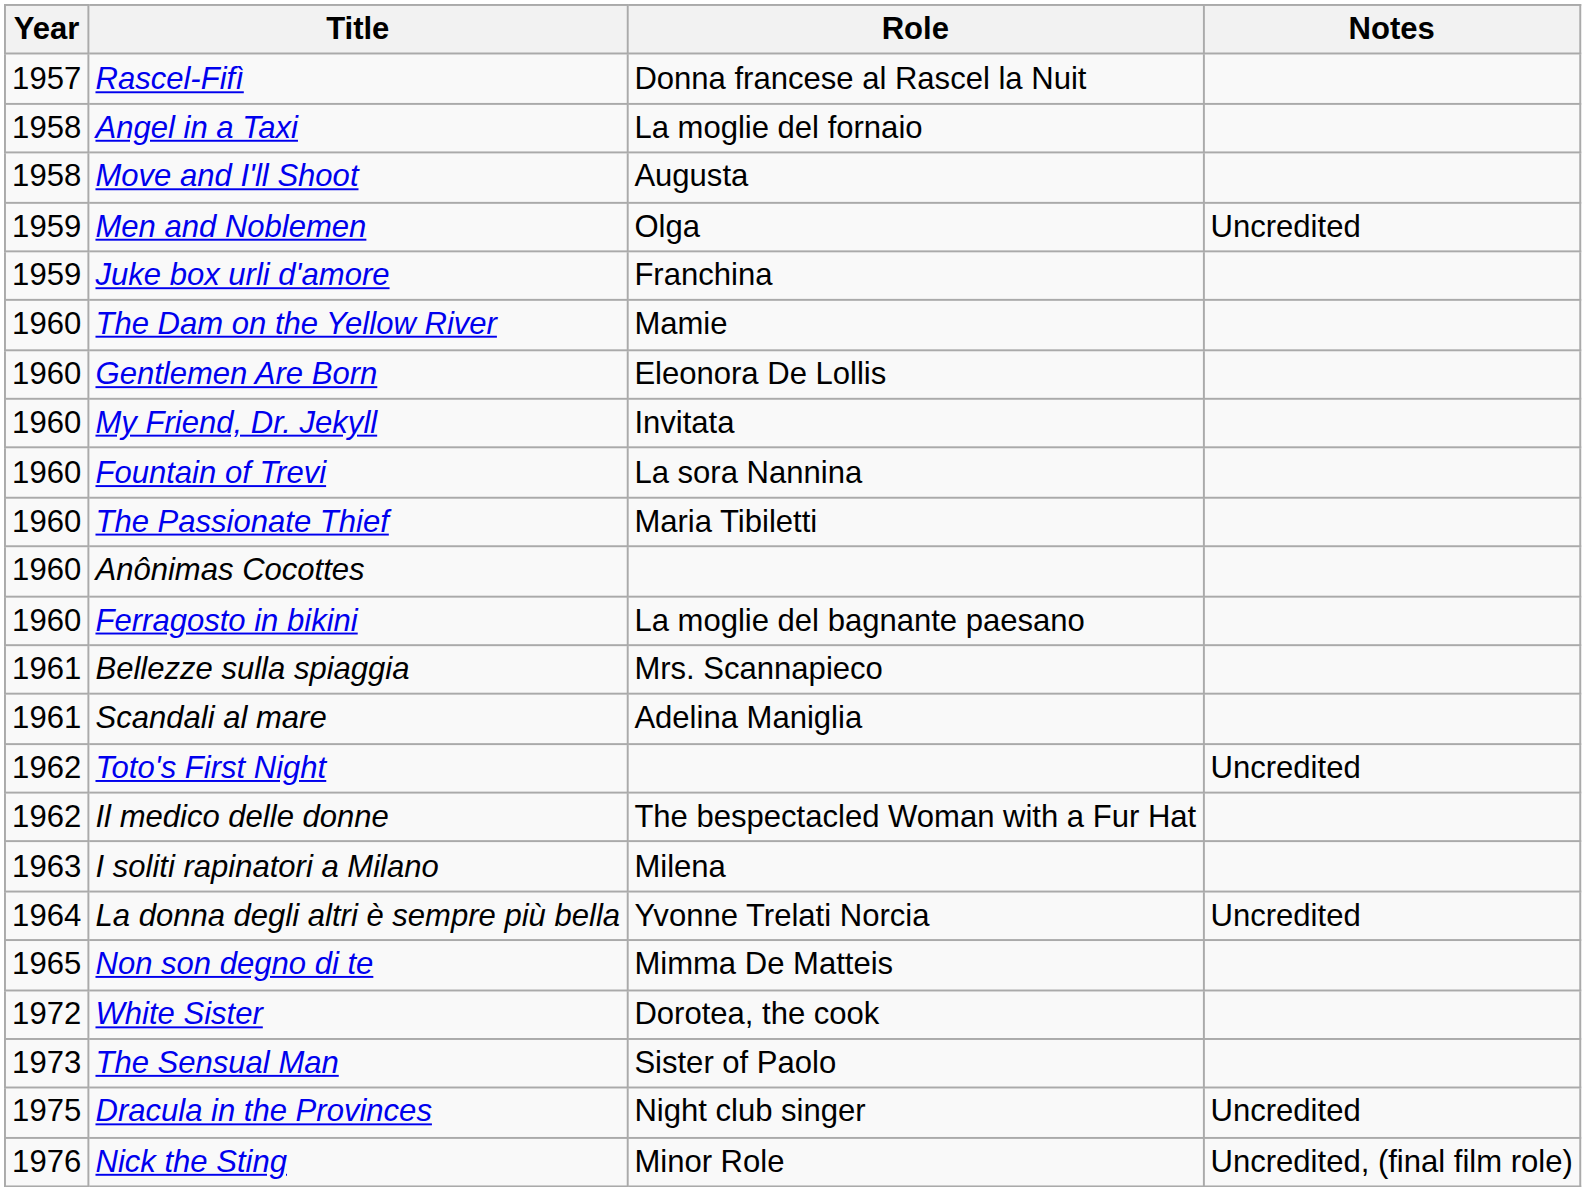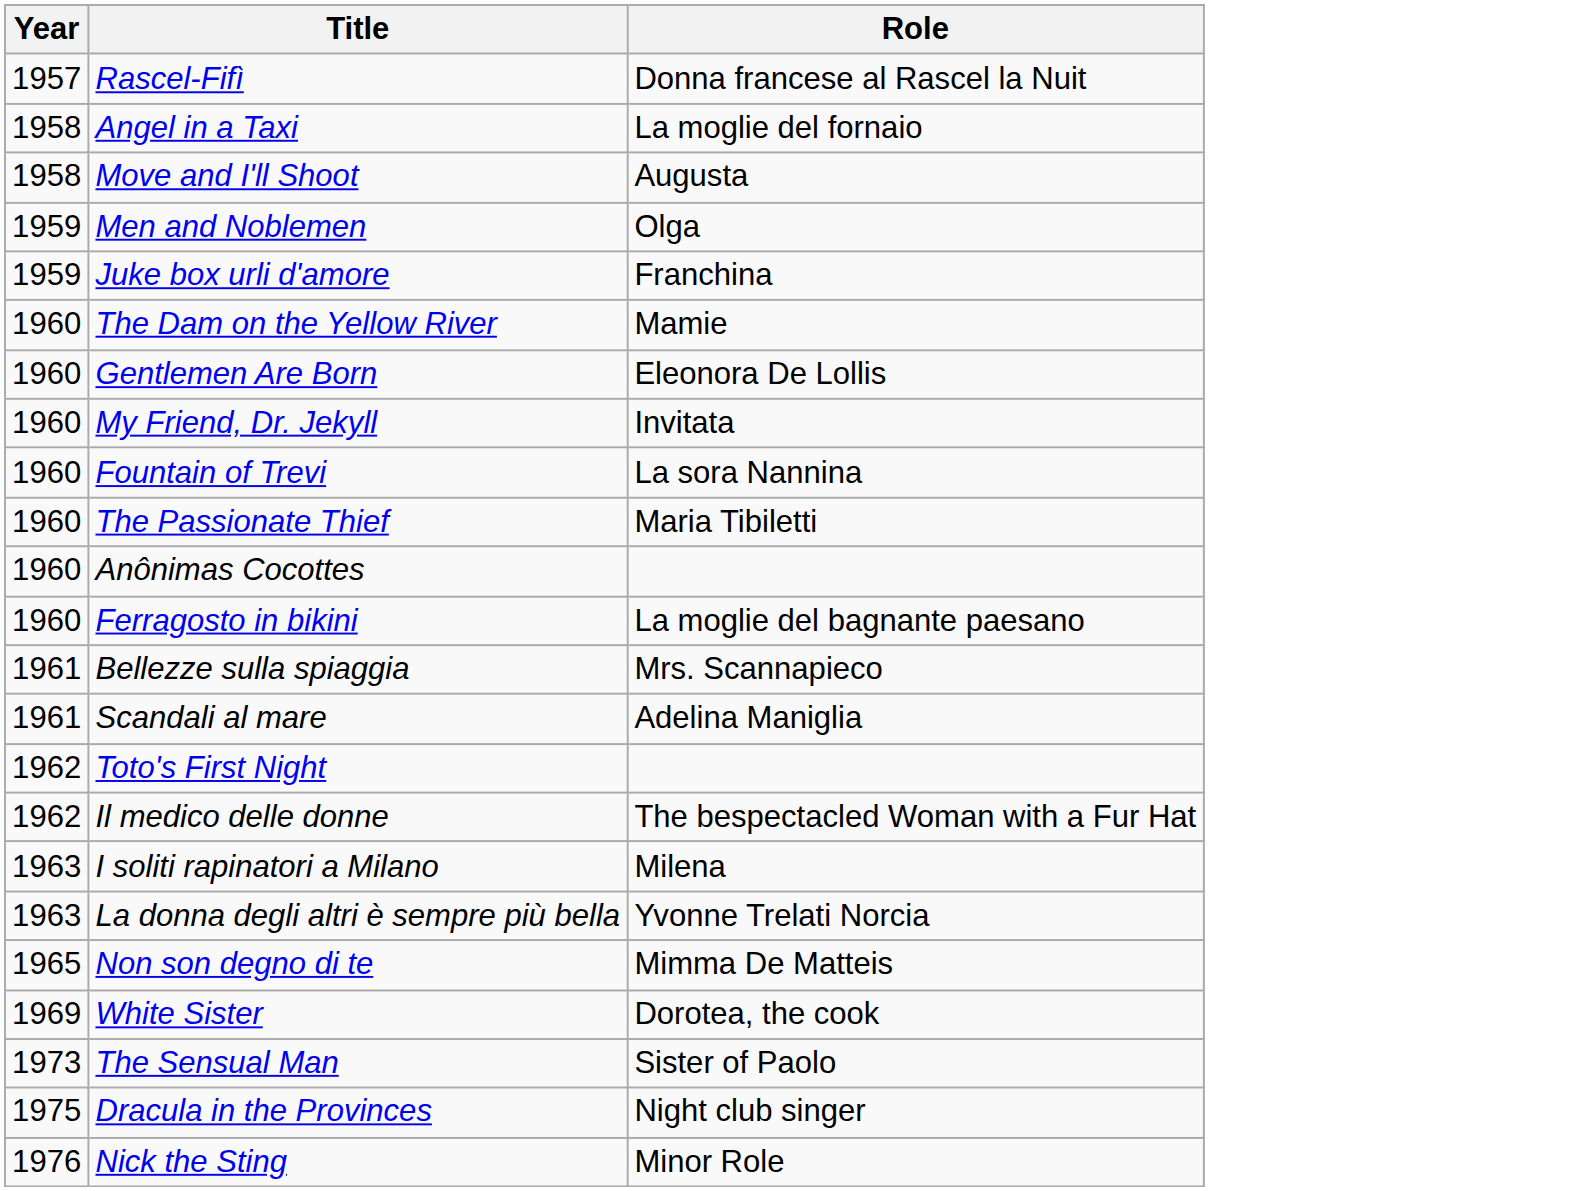- column: (1392, 29)
(47, 915) 1964 -> (47, 915) 1963
(47, 1013) 1972 -> (47, 1013) 1969
